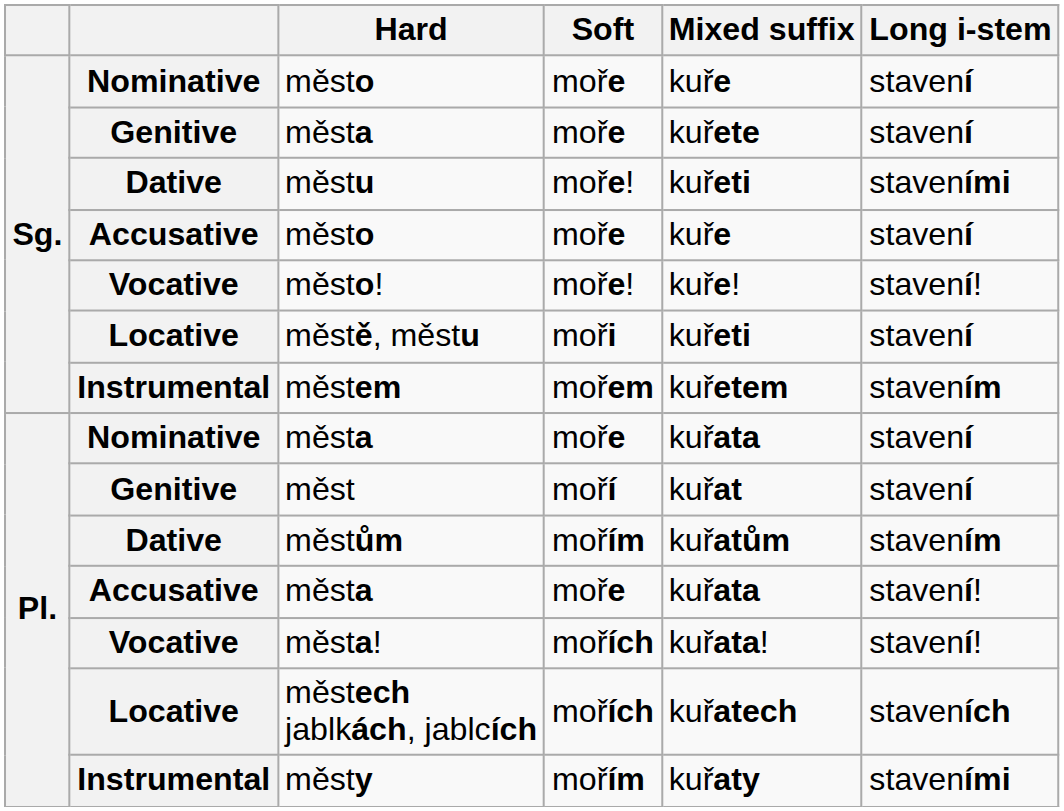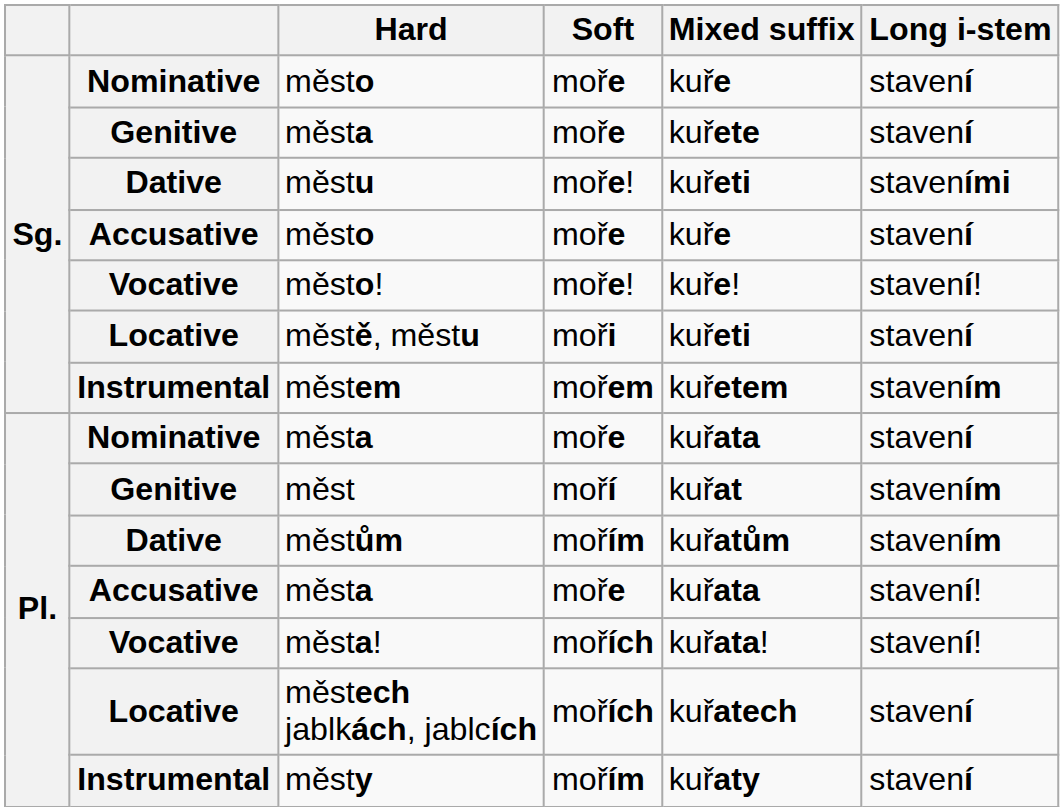(921, 489) stavení -> (936, 489) stavením
(940, 711) staveních -> (921, 711) stavení
(940, 780) staveními -> (921, 780) stavení
